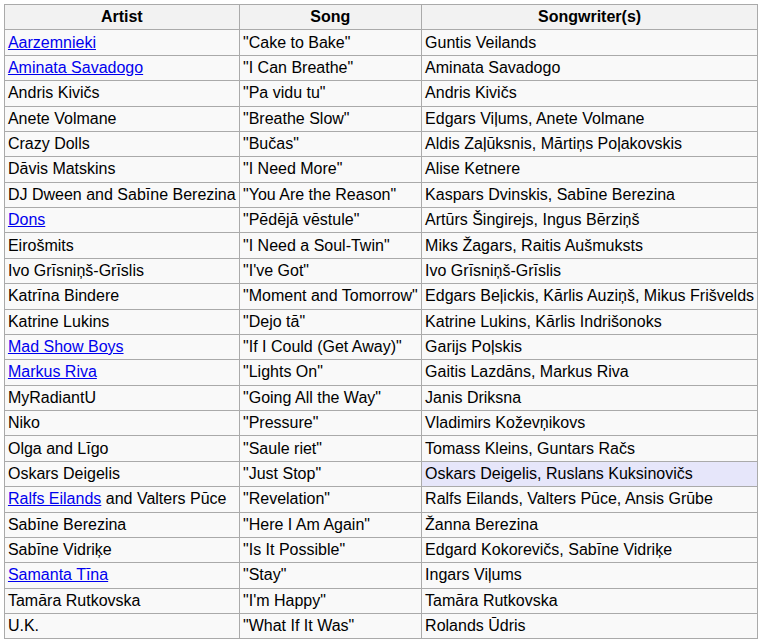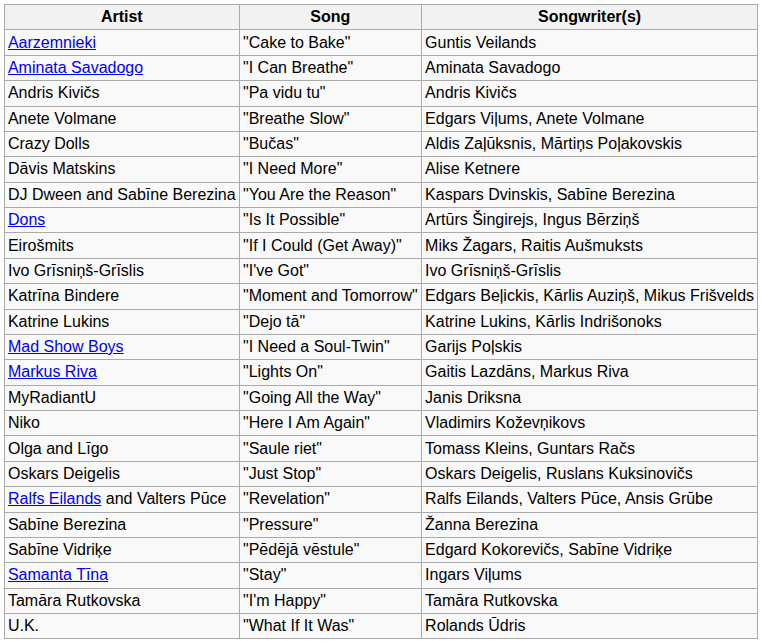(301, 220) "Pēdējā vēstule" -> (294, 220) "Is It Possible"
(316, 245) "I Need a Soul-Twin" -> (322, 245) "If I Could (Get Away)"
(322, 347) "If I Could (Get Away)" -> (316, 347) "I Need a Soul-Twin"
(281, 423) "Pressure" -> (307, 423) "Here I Am Again"
(559, 473) lavender background -> (559, 473) no background
(307, 524) "Here I Am Again" -> (281, 524) "Pressure"
(294, 550) "Is It Possible" -> (301, 550) "Pēdējā vēstule"
